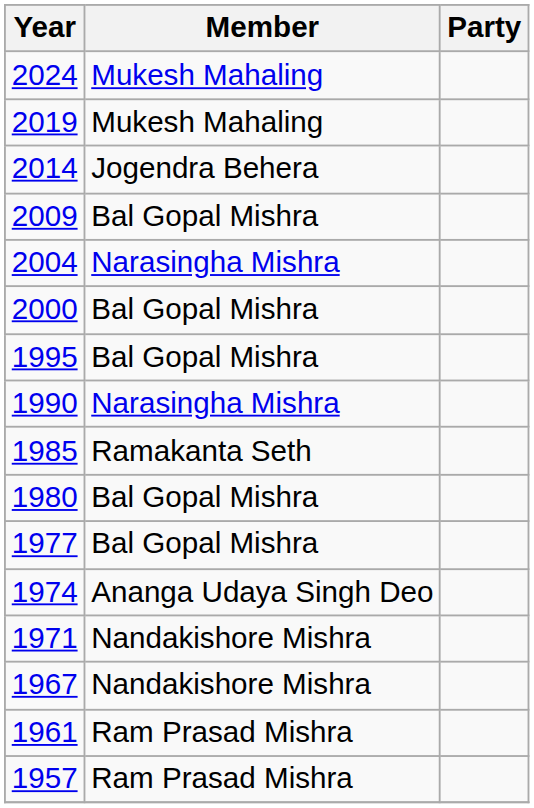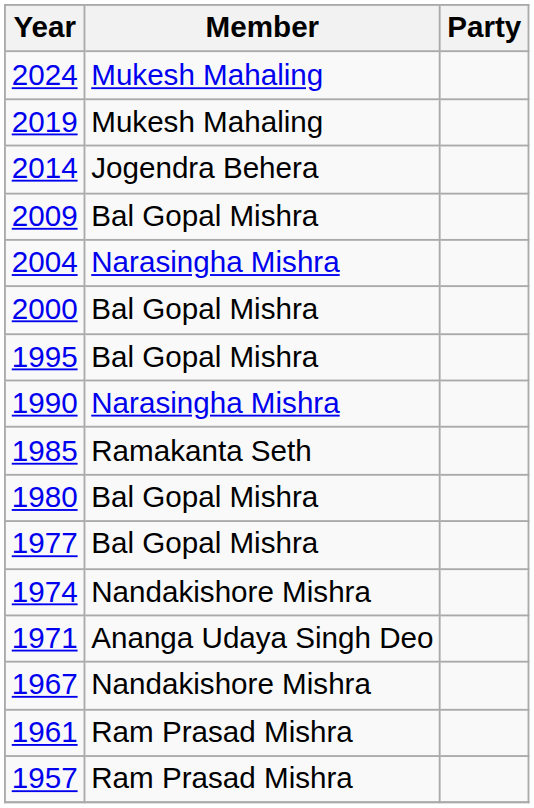(262, 591) Ananga Udaya Singh Deo -> (231, 591) Nandakishore Mishra
(231, 638) Nandakishore Mishra -> (262, 638) Ananga Udaya Singh Deo
